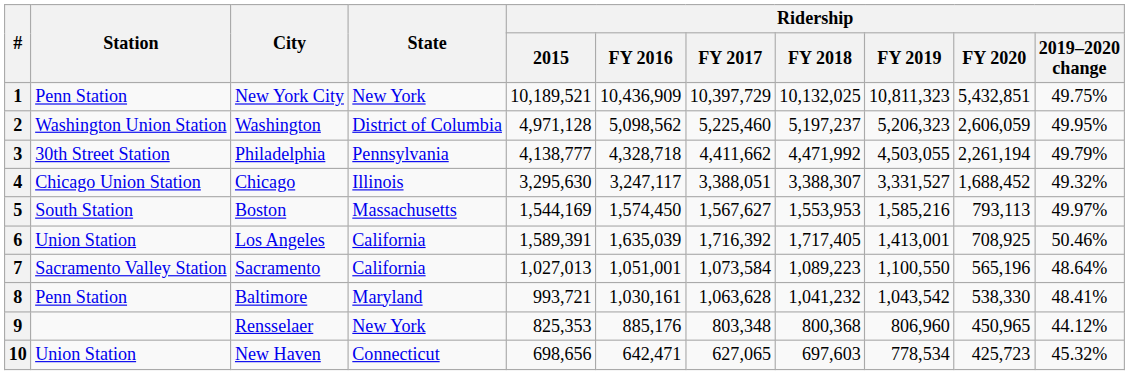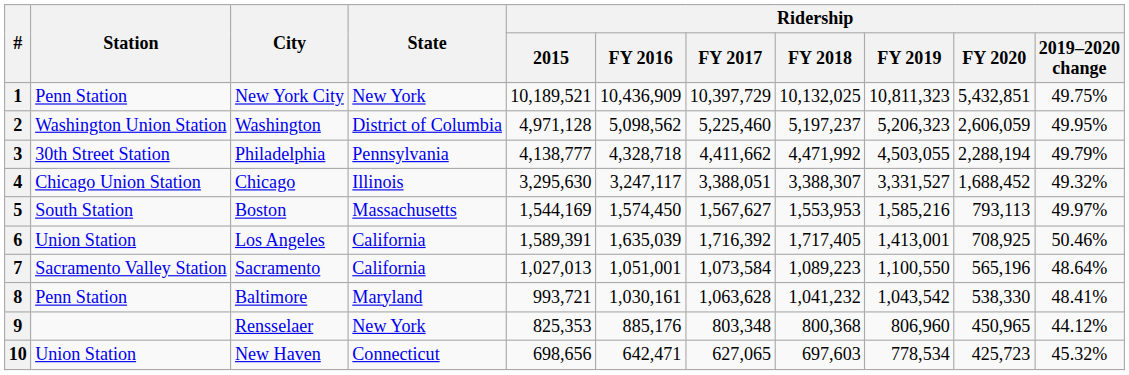(994, 153) 2,261,194 -> (994, 153) 2,288,194
